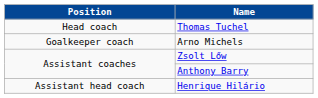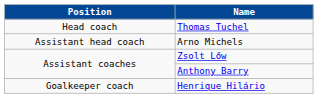(90, 41) Goalkeeper coach -> (90, 41) Assistant head coach
(90, 86) Assistant head coach -> (90, 86) Goalkeeper coach
